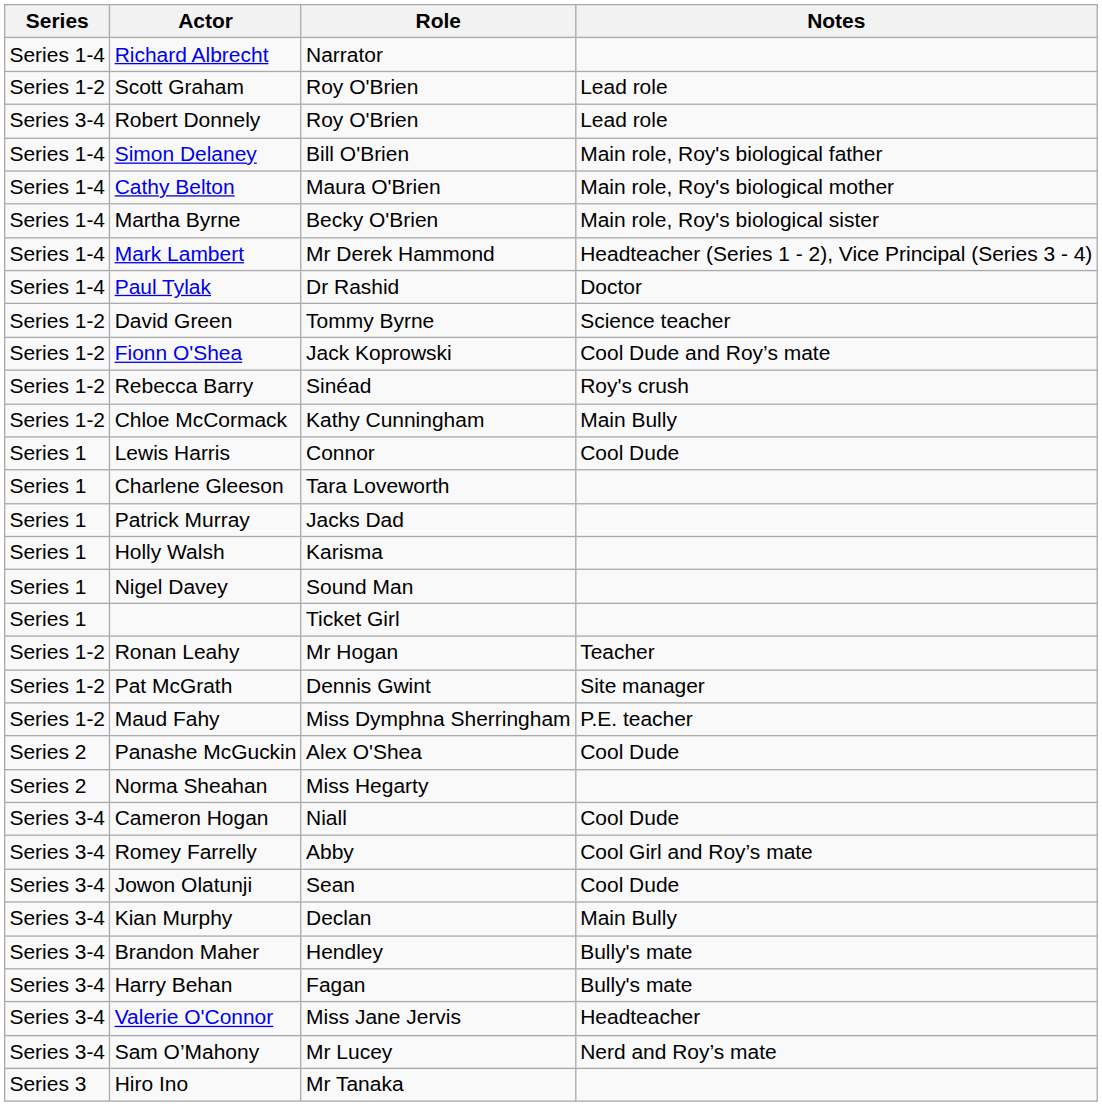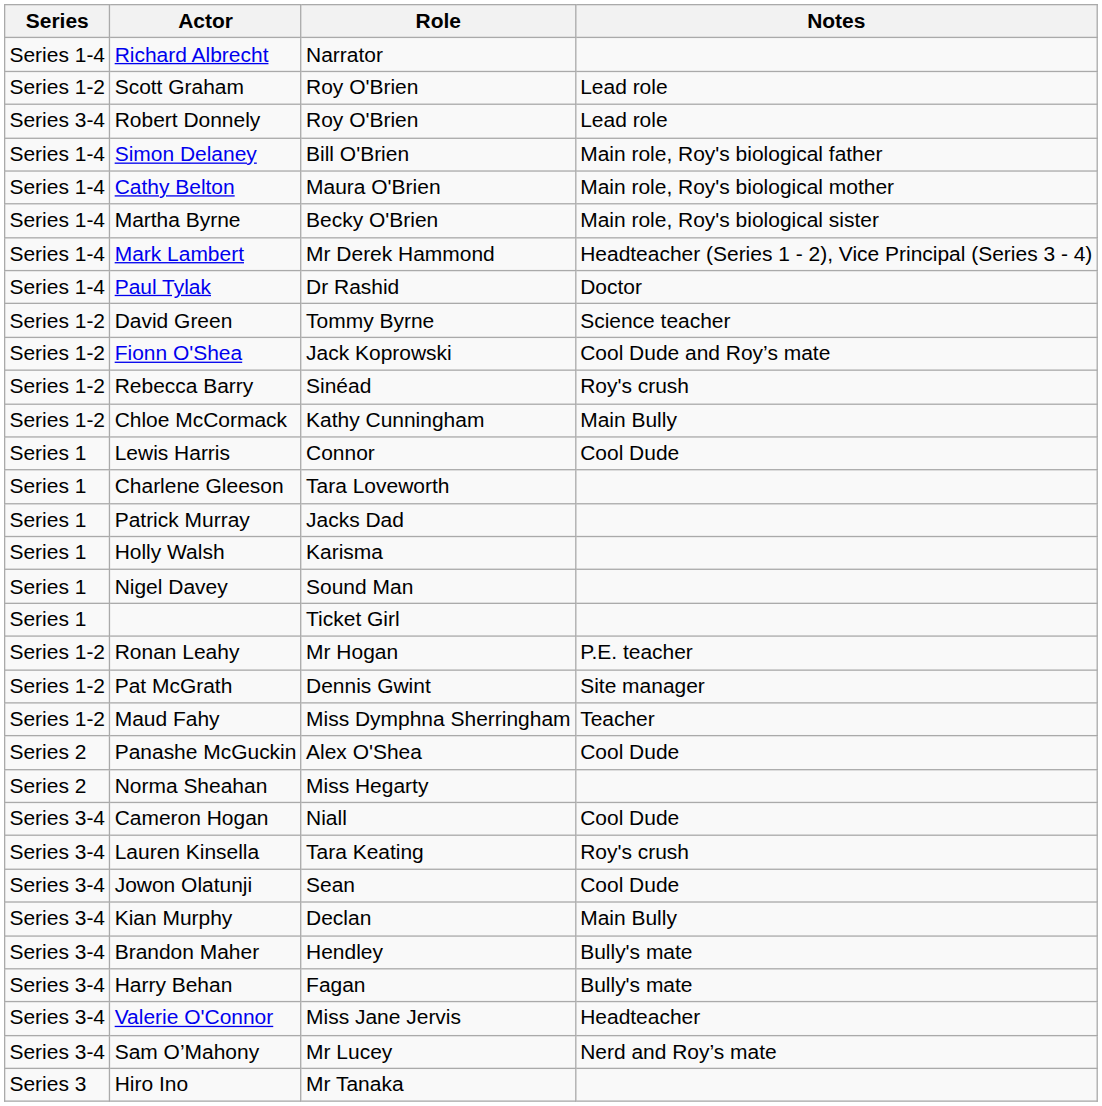(617, 652) Teacher -> (636, 652) P.E. teacher
(636, 719) P.E. teacher -> (617, 719) Teacher
+ row: (187, 852)
- row: (186, 852)
